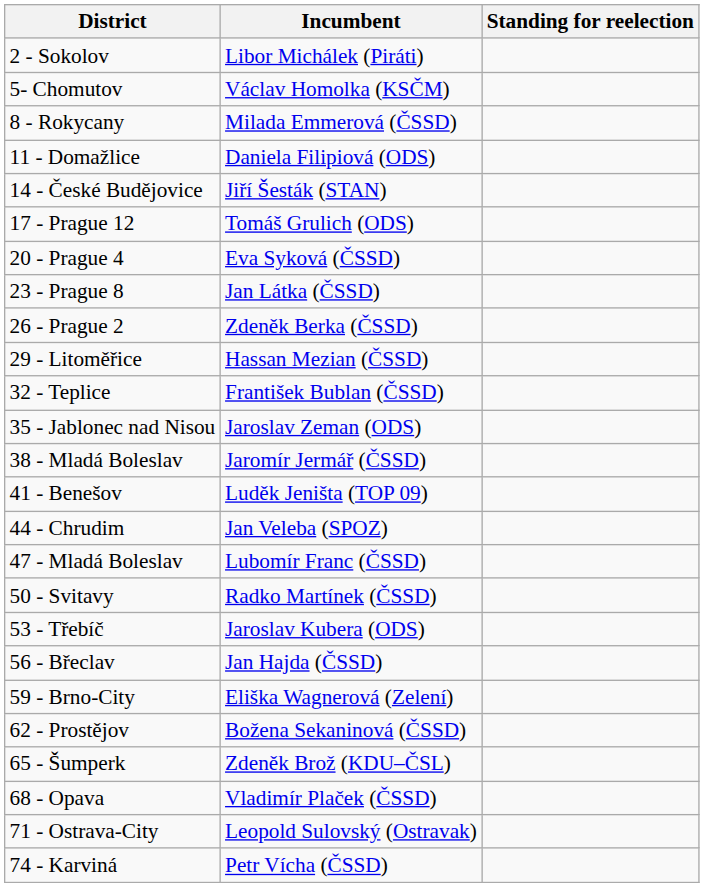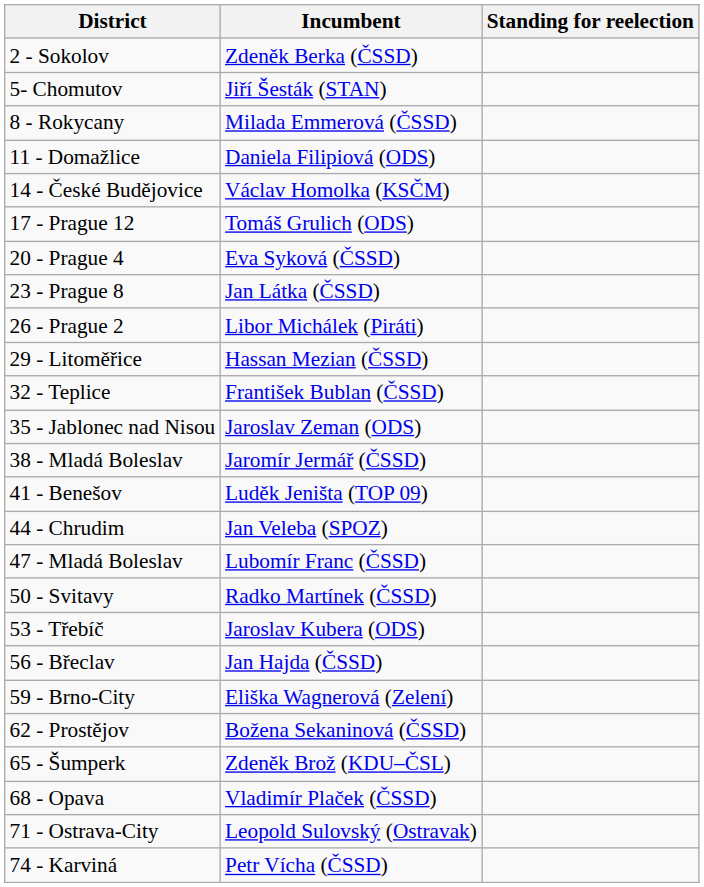(324, 55) Libor Michálek (Piráti) -> (321, 55) Zdeněk Berka (ČSSD)
(337, 88) Václav Homolka (KSČM) -> (306, 88) Jiří Šesták (STAN)
(306, 190) Jiří Šesták (STAN) -> (337, 190) Václav Homolka (KSČM)
(321, 325) Zdeněk Berka (ČSSD) -> (324, 325) Libor Michálek (Piráti)
